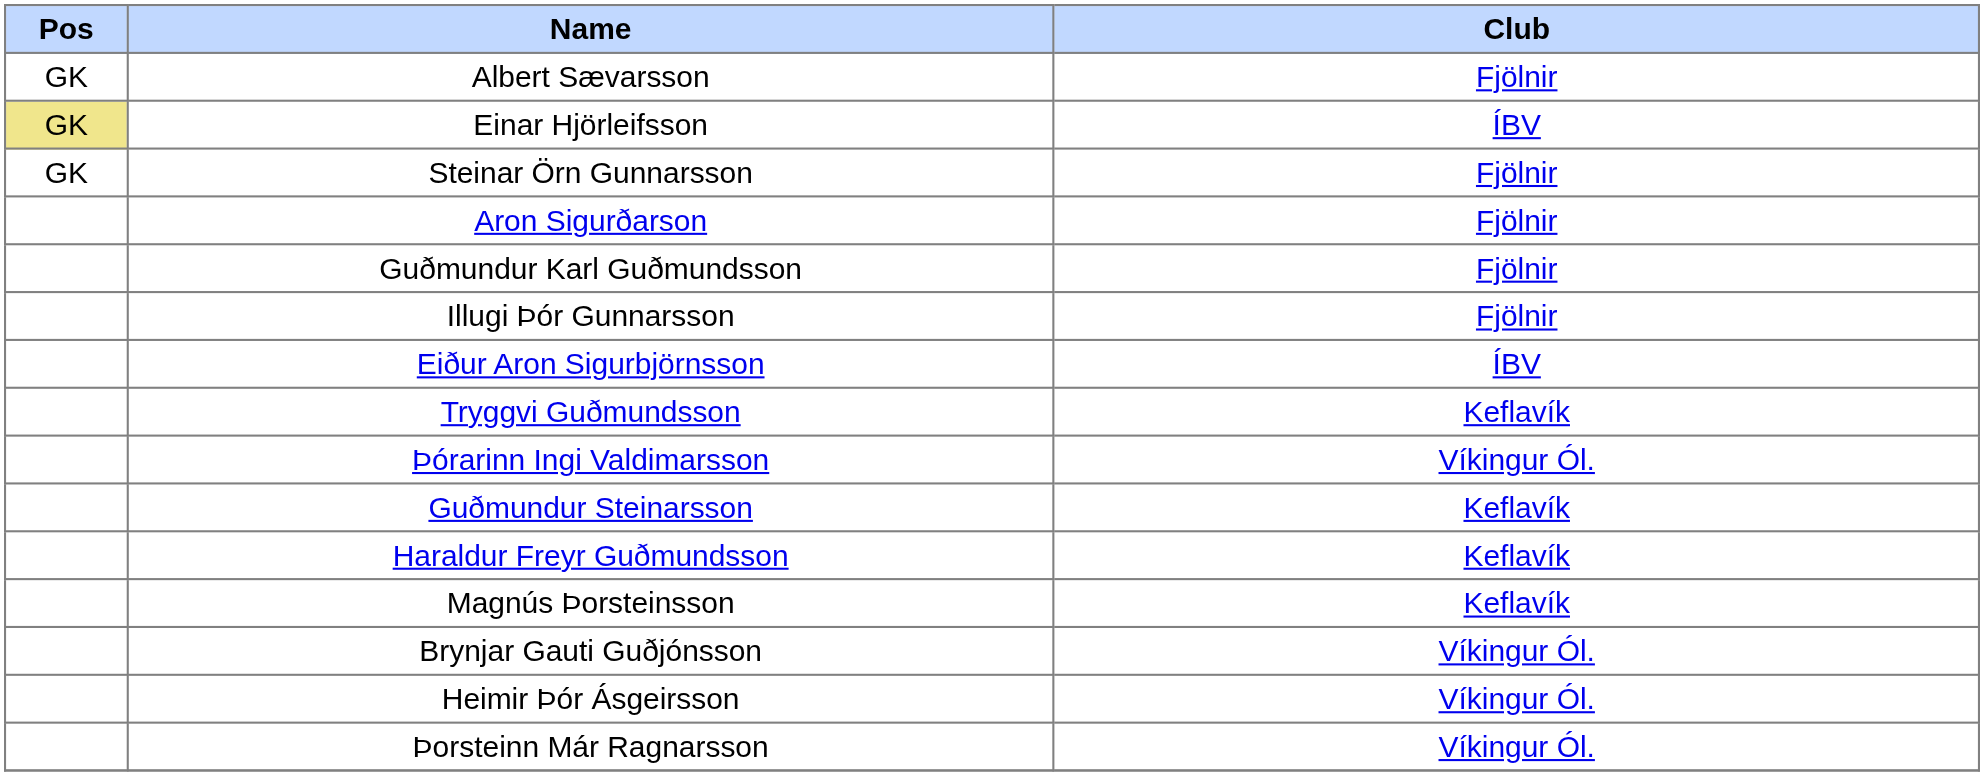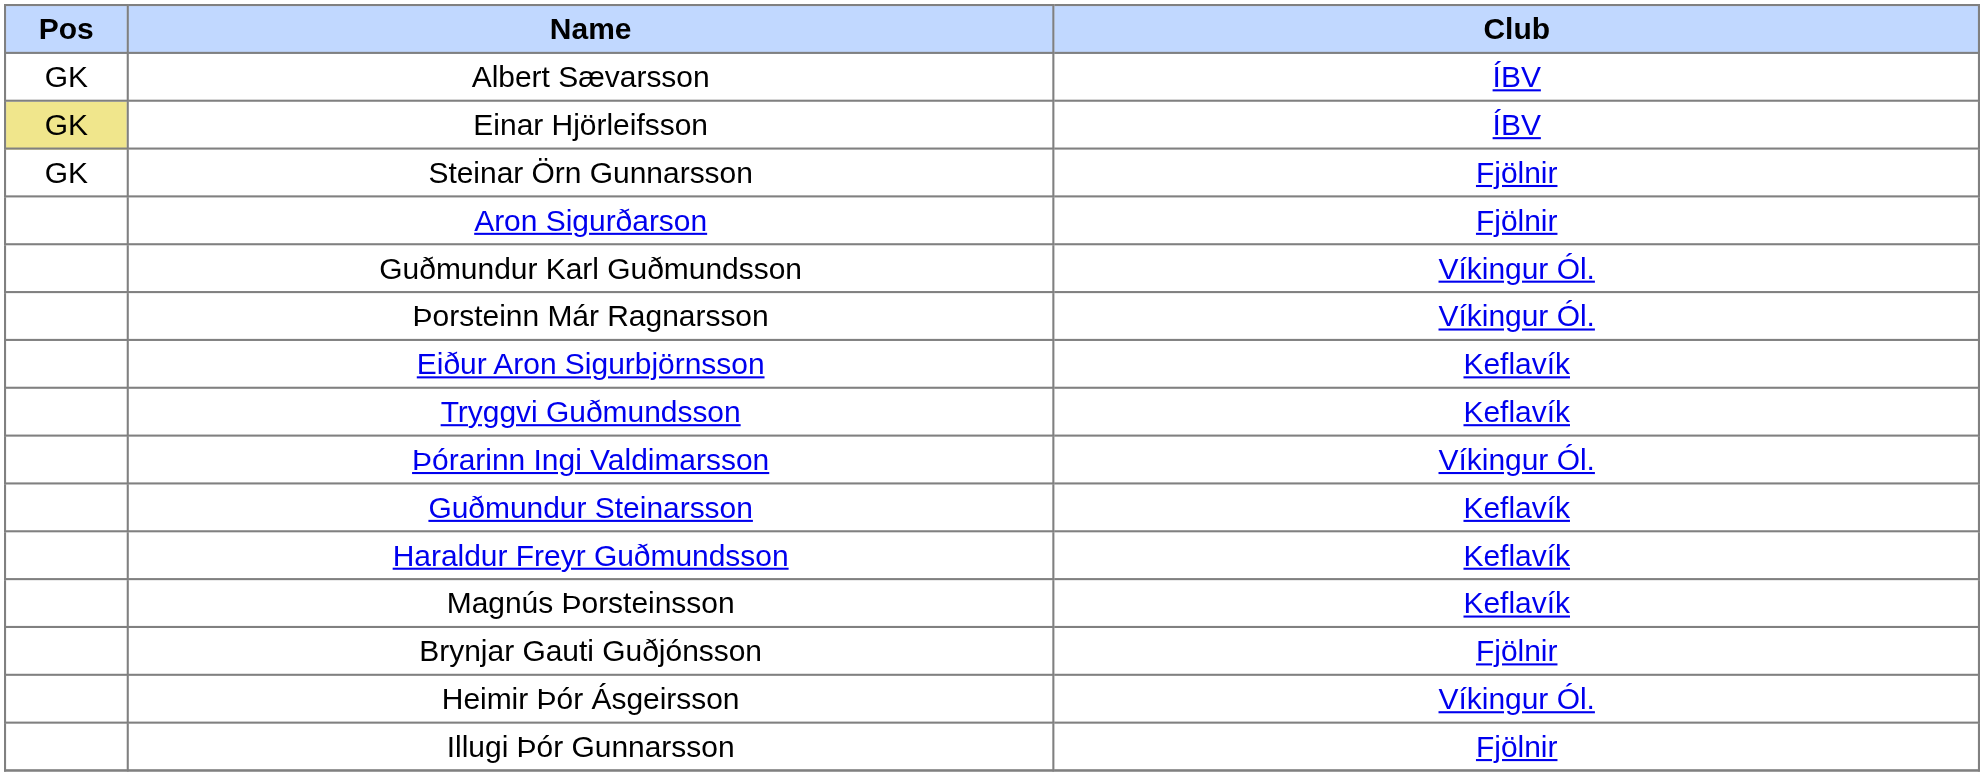(1517, 77) Fjölnir -> (1517, 77) ÍBV
(1517, 268) Fjölnir -> (1517, 268) Víkingur Ól.
rows swapped: (591, 316) <-> (591, 747)
(1517, 364) ÍBV -> (1517, 364) Keflavík
(1517, 651) Víkingur Ól. -> (1517, 651) Fjölnir
